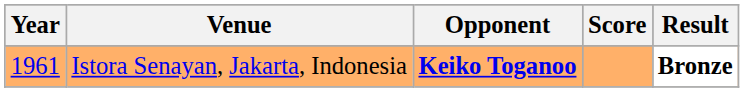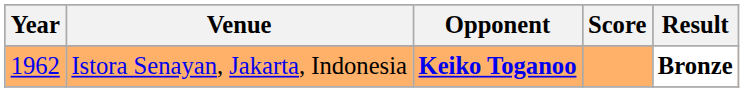(35, 65) 1961 -> (35, 65) 1962
